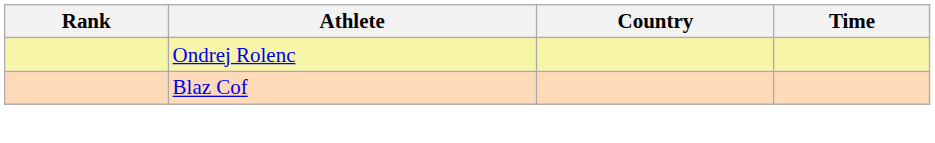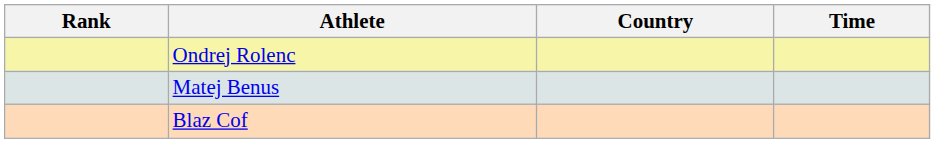+ row: (226, 87)
